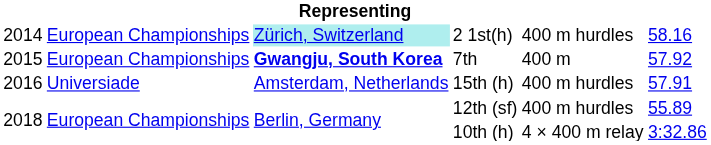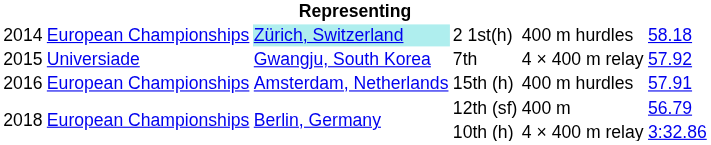(670, 35) 58.16 -> (670, 35) 58.18
(148, 59) European Championships -> (93, 59) Universiade
(348, 59) bold -> (342, 59) normal
(546, 59) 400 m -> (583, 59) 4 × 400 m relay
(93, 83) Universiade -> (148, 83) European Championships
(578, 107) 400 m hurdles -> (546, 107) 400 m
(670, 107) 55.89 -> (670, 107) 56.79
